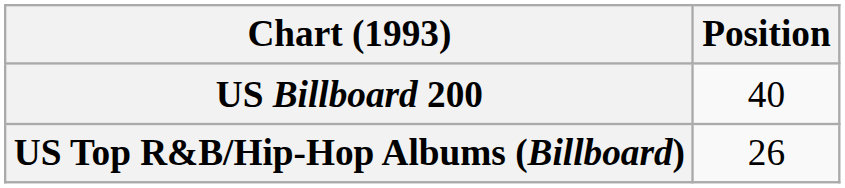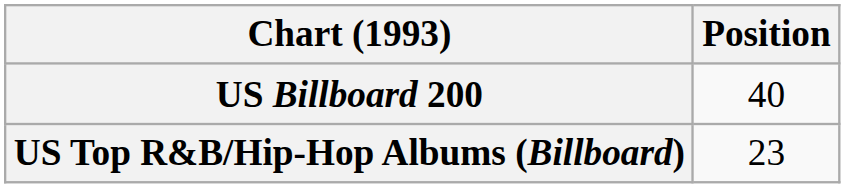(766, 152) 26 -> (766, 152) 23
